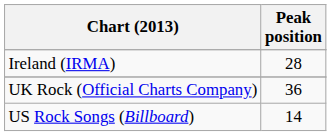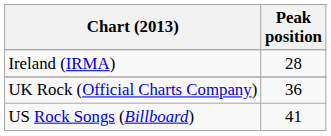(293, 116) 14 -> (293, 116) 41
